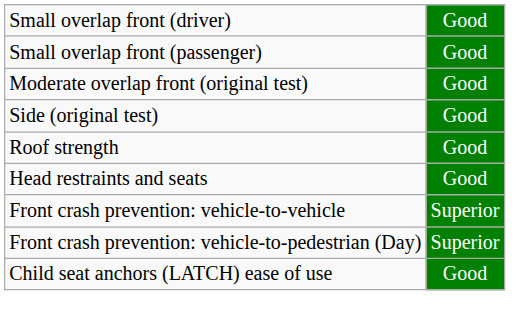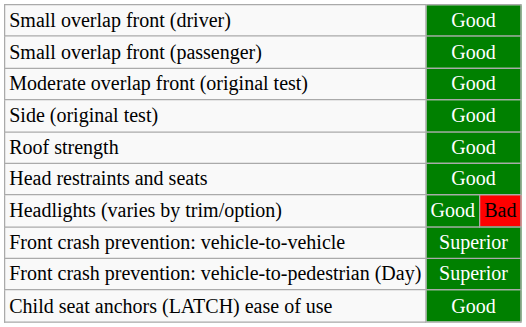+ row: (146, 210)
